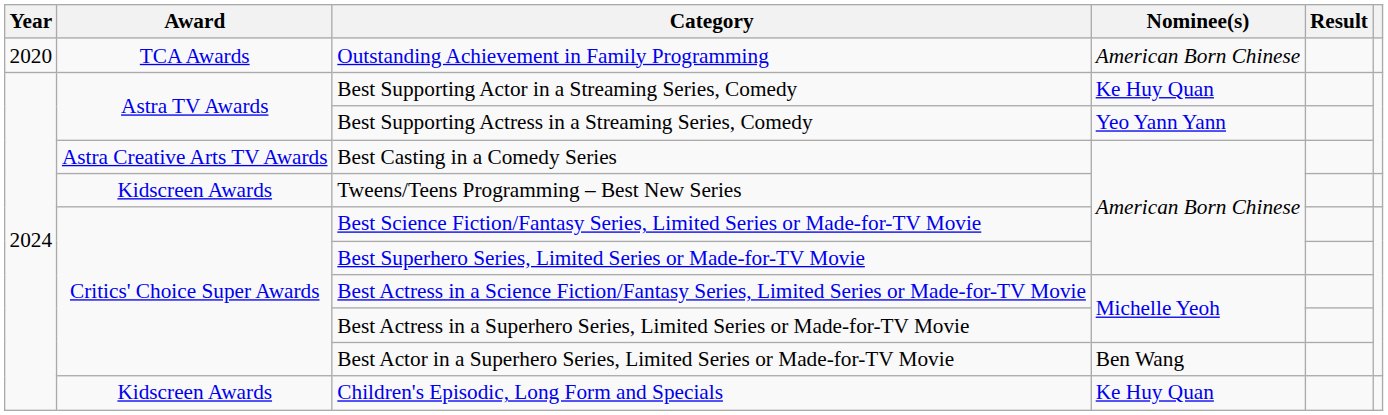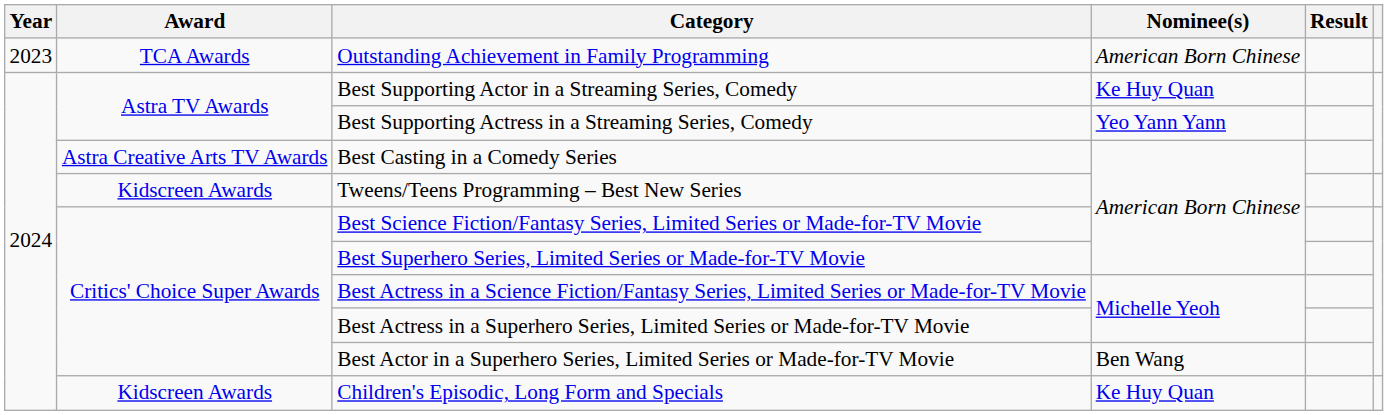(31, 55) 2020 -> (31, 55) 2023
